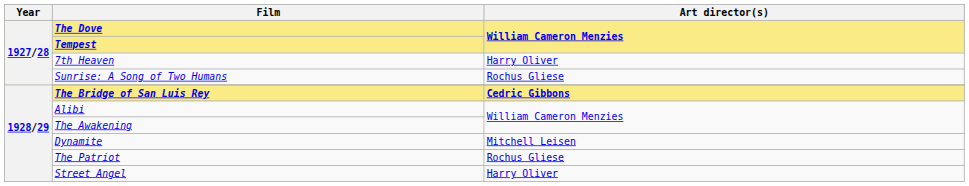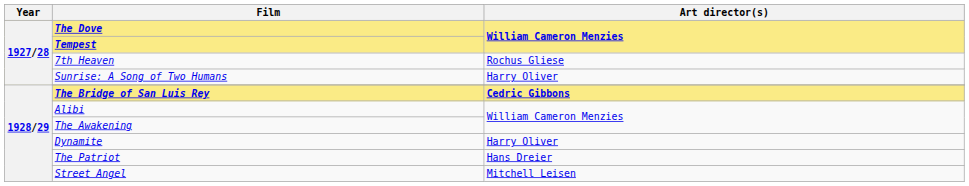(522, 61) Harry Oliver -> (525, 61) Rochus Gliese
(525, 77) Rochus Gliese -> (522, 77) Harry Oliver
(531, 141) Mitchell Leisen -> (522, 141) Harry Oliver
(525, 157) Rochus Gliese -> (519, 157) Hans Dreier
(522, 173) Harry Oliver -> (531, 173) Mitchell Leisen
